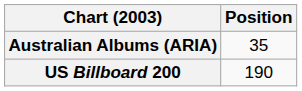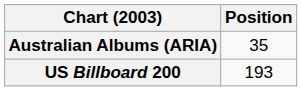(259, 72) 190 -> (259, 72) 193
